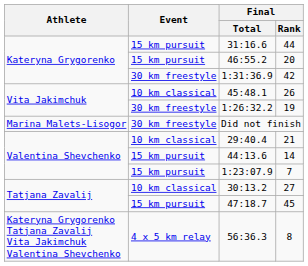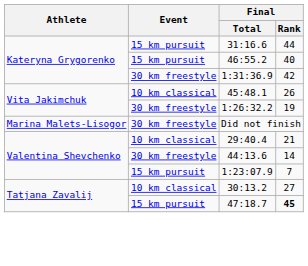(289, 60) 20 -> (289, 60) 40
(168, 155) 15 km pursuit -> (174, 155) 30 km freestyle
(289, 203) normal -> (289, 203) bold
- row: (247, 236)
